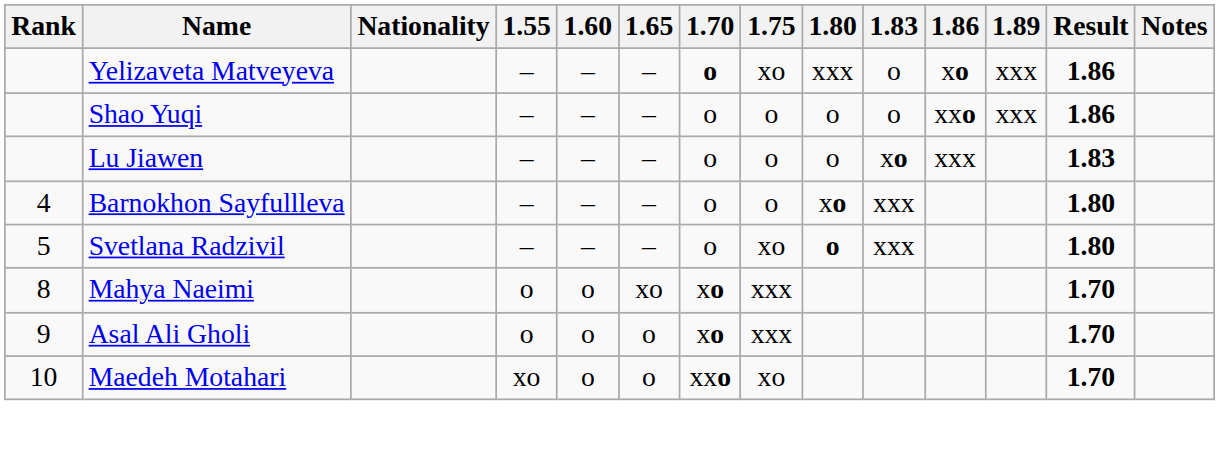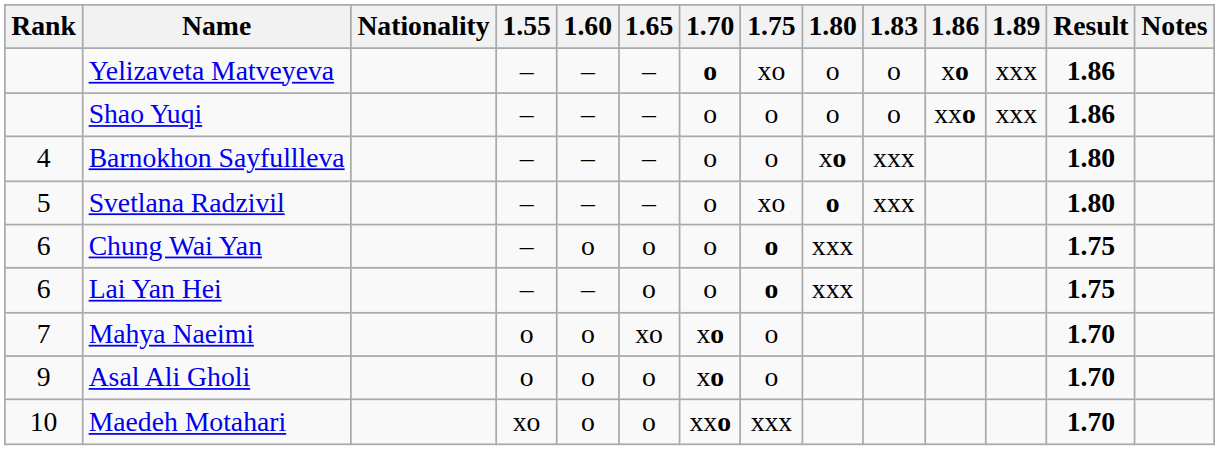(833, 70) xxx -> (833, 70) o
- row: (146, 158)
+ row: (175, 245)
+ row: (155, 289)
(44, 289) 8 -> (44, 333) 7
(771, 289) xxx -> (771, 333) o
(771, 333) xxx -> (771, 377) o
(771, 377) xo -> (771, 421) xxx
